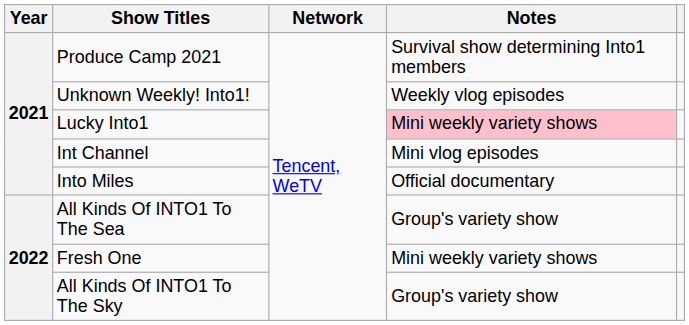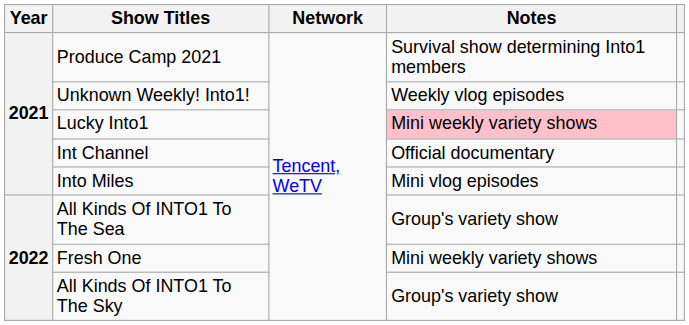(465, 152) Mini vlog episodes -> (473, 152) Official documentary
(473, 180) Official documentary -> (465, 180) Mini vlog episodes
